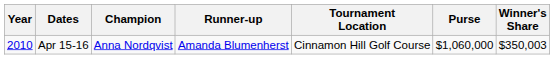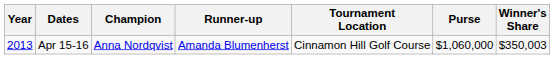(20, 44) 2010 -> (20, 44) 2013
